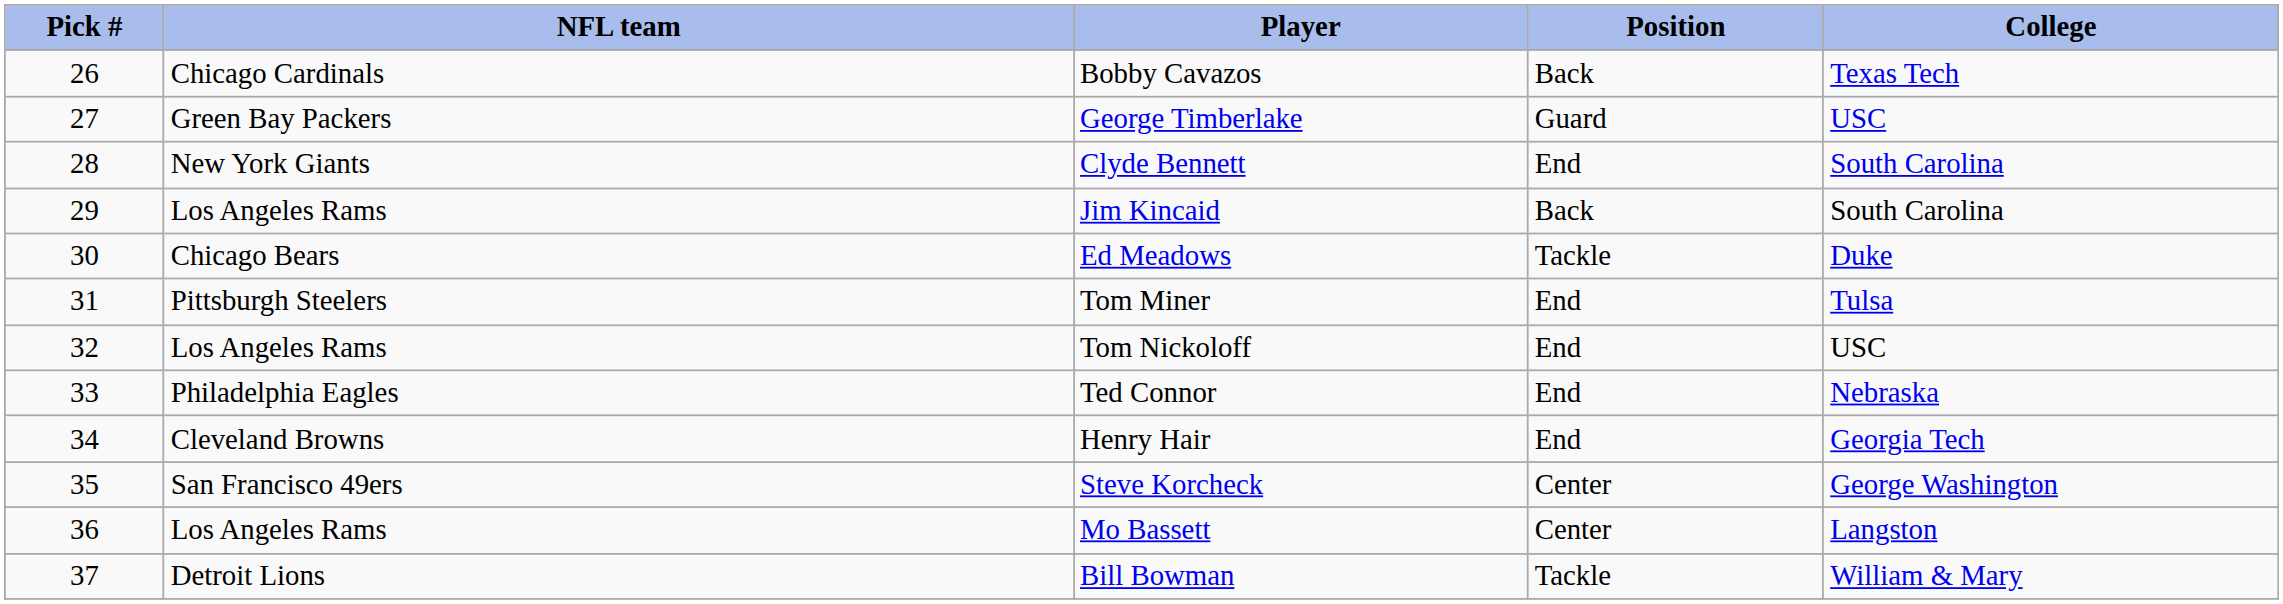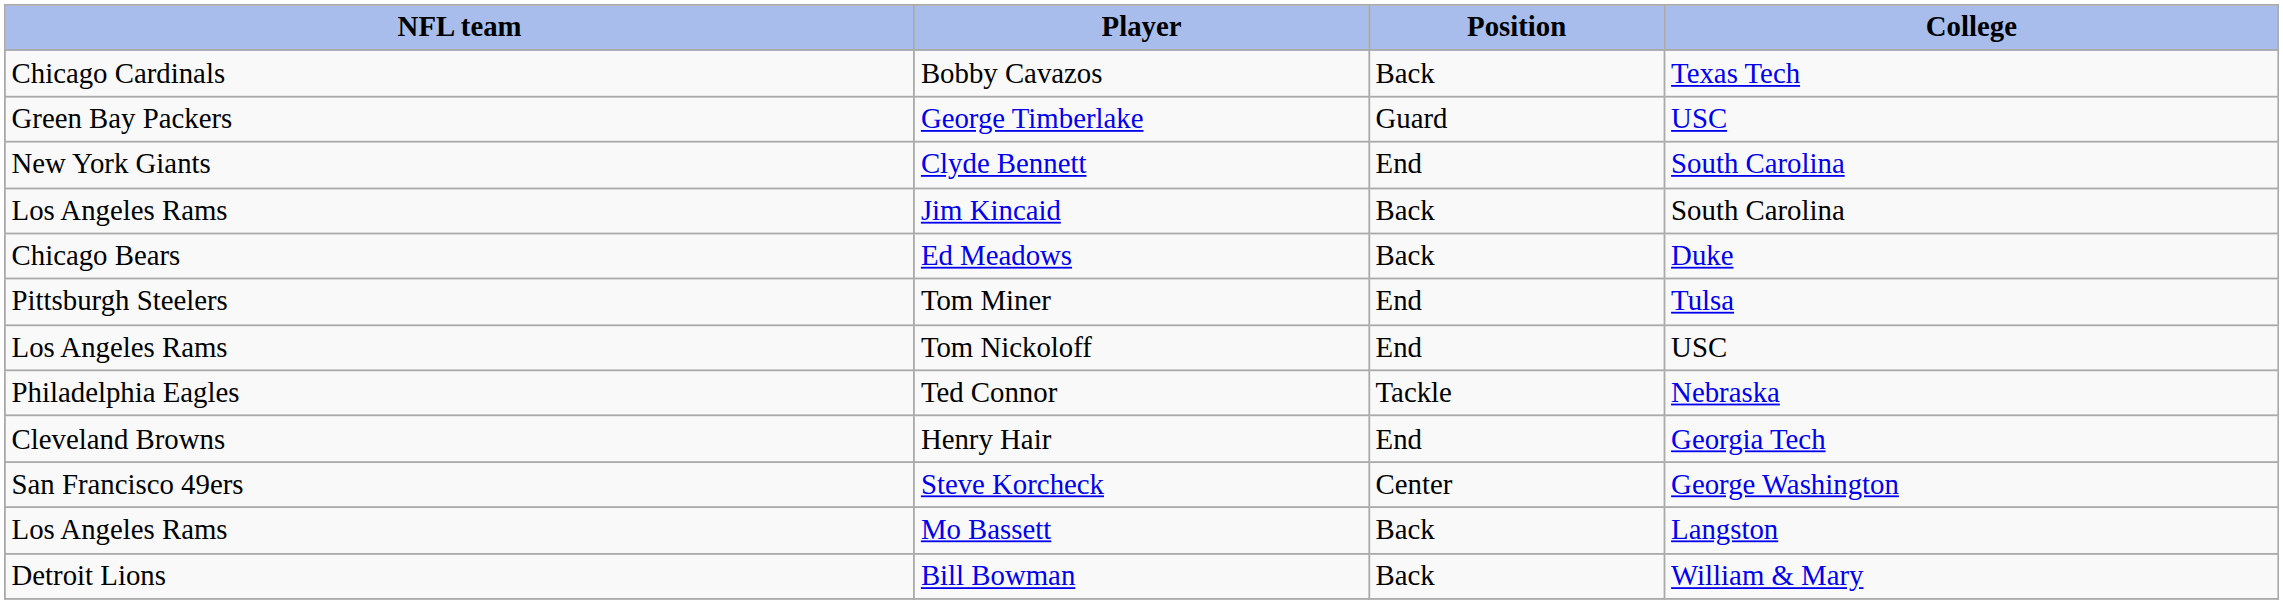- column: (84, 27)
(1573, 255) Tackle -> (1405, 255) Back
(1558, 392) End -> (1414, 392) Tackle
(1573, 529) Center -> (1405, 529) Back
(1573, 575) Tackle -> (1405, 575) Back
